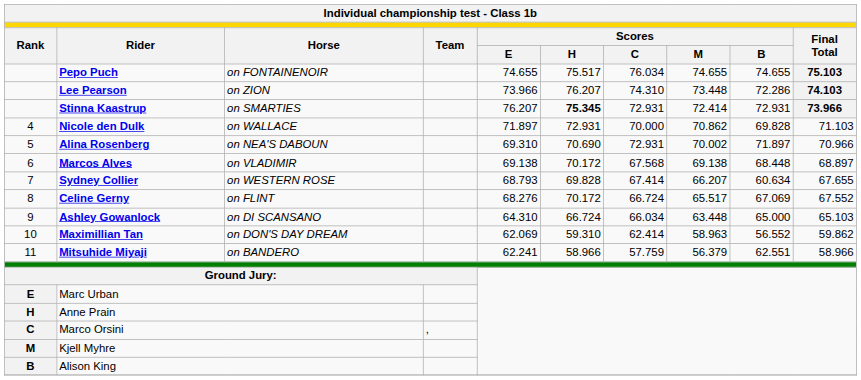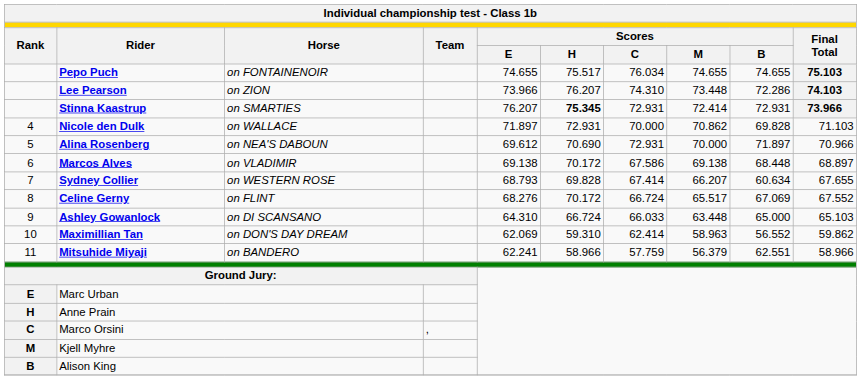(520, 144) 69.310 -> (520, 144) 69.612
(710, 144) 70.002 -> (710, 144) 70.000
(647, 162) 67.568 -> (647, 162) 67.586
(647, 216) 66.034 -> (647, 216) 66.033
